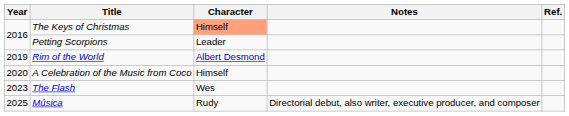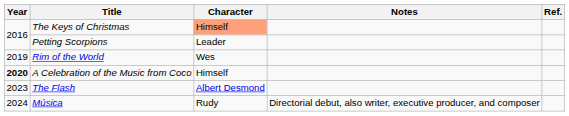(230, 57) Albert Desmond -> (205, 57) Wes
(17, 73) normal -> (17, 73) bold
(205, 88) Wes -> (230, 88) Albert Desmond
(17, 103) 2025 -> (17, 103) 2024
